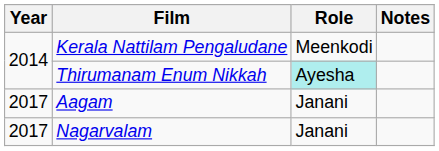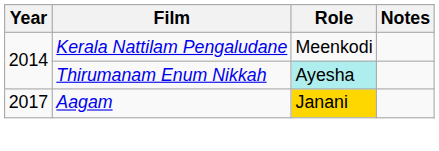(322, 103) no background -> (322, 103) gold background
- row: (104, 131)
